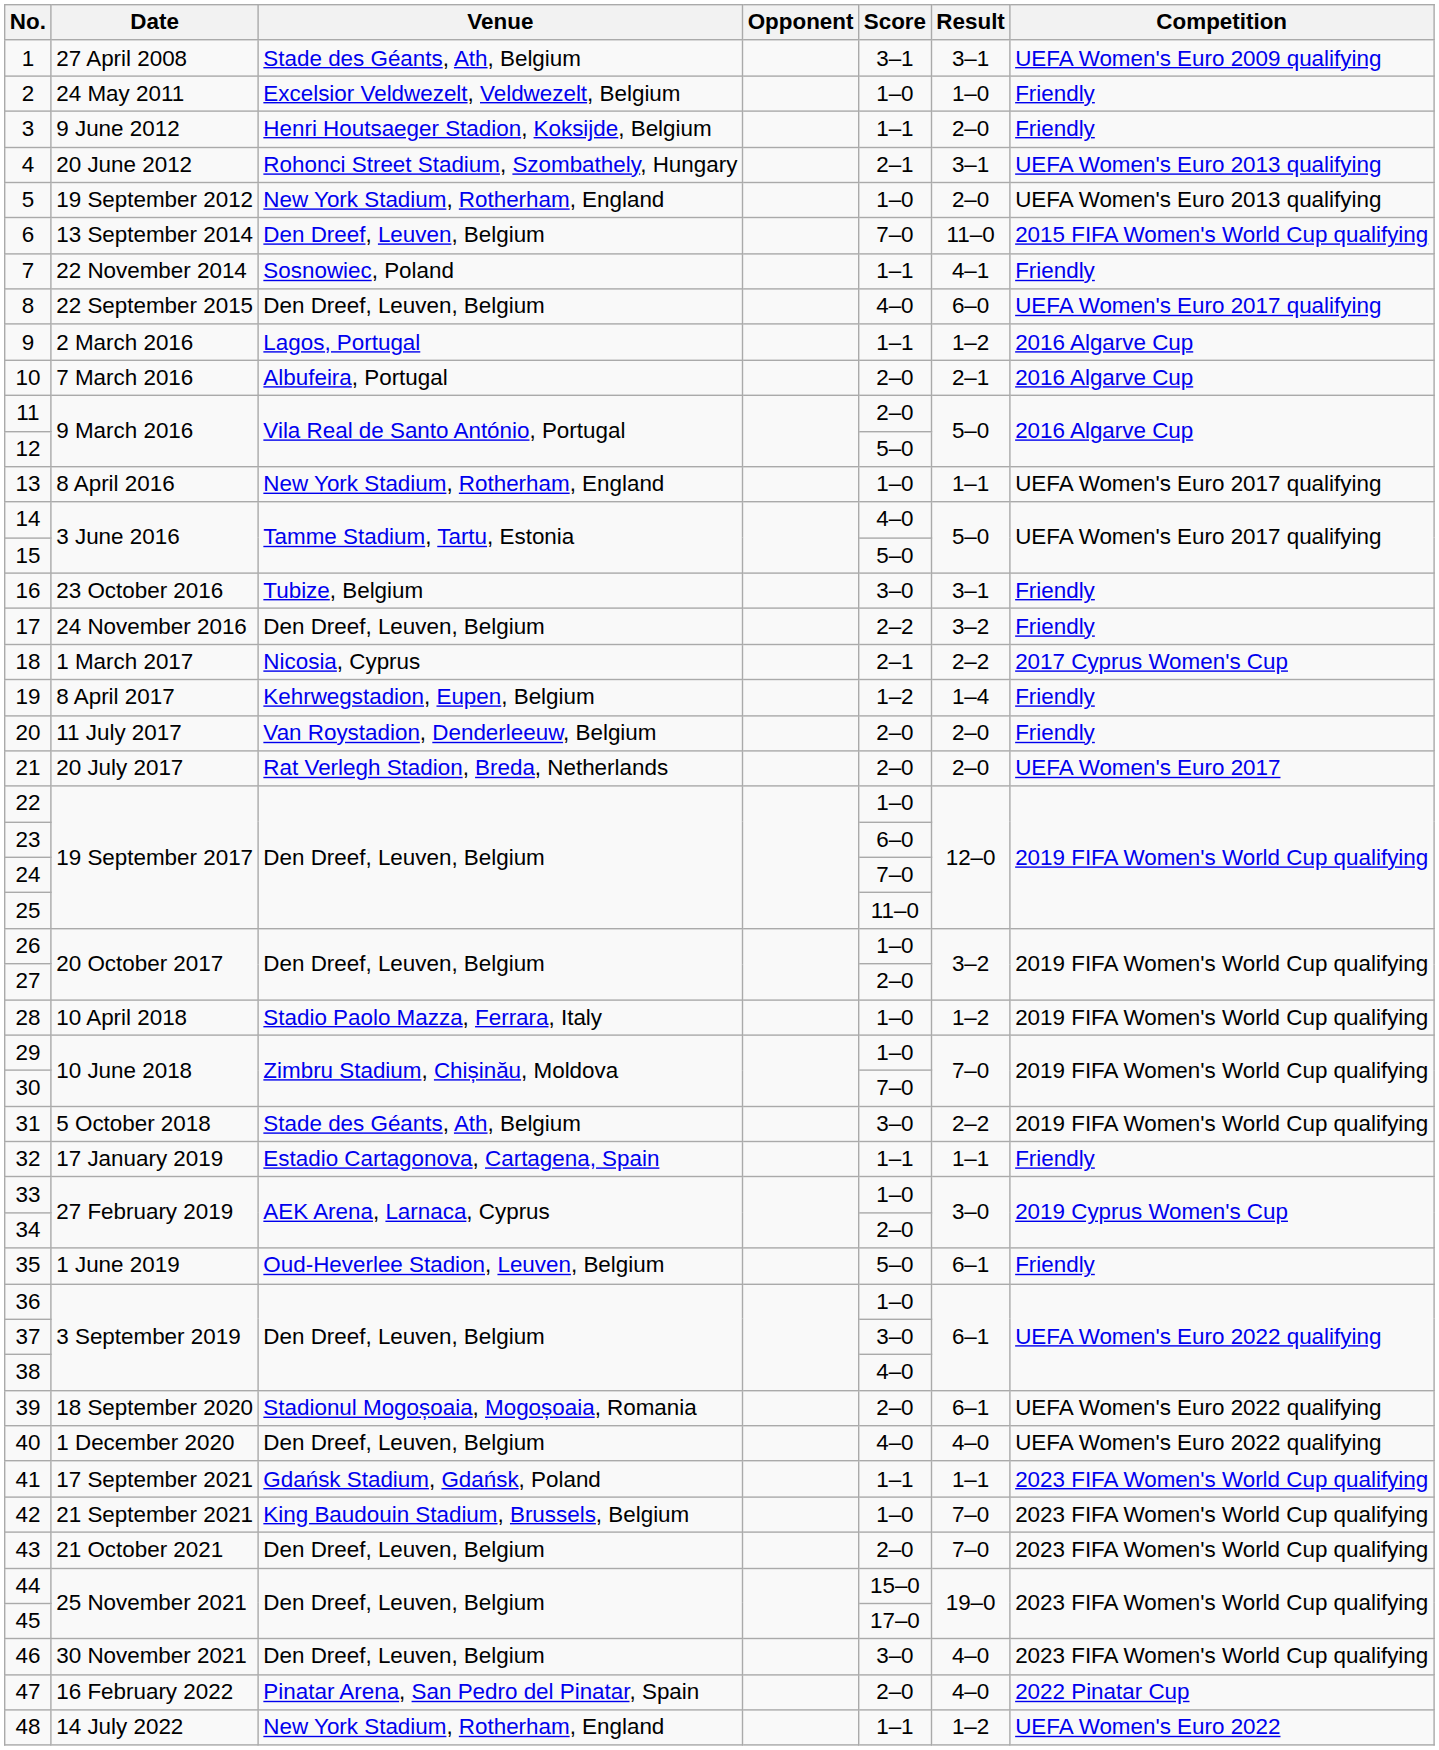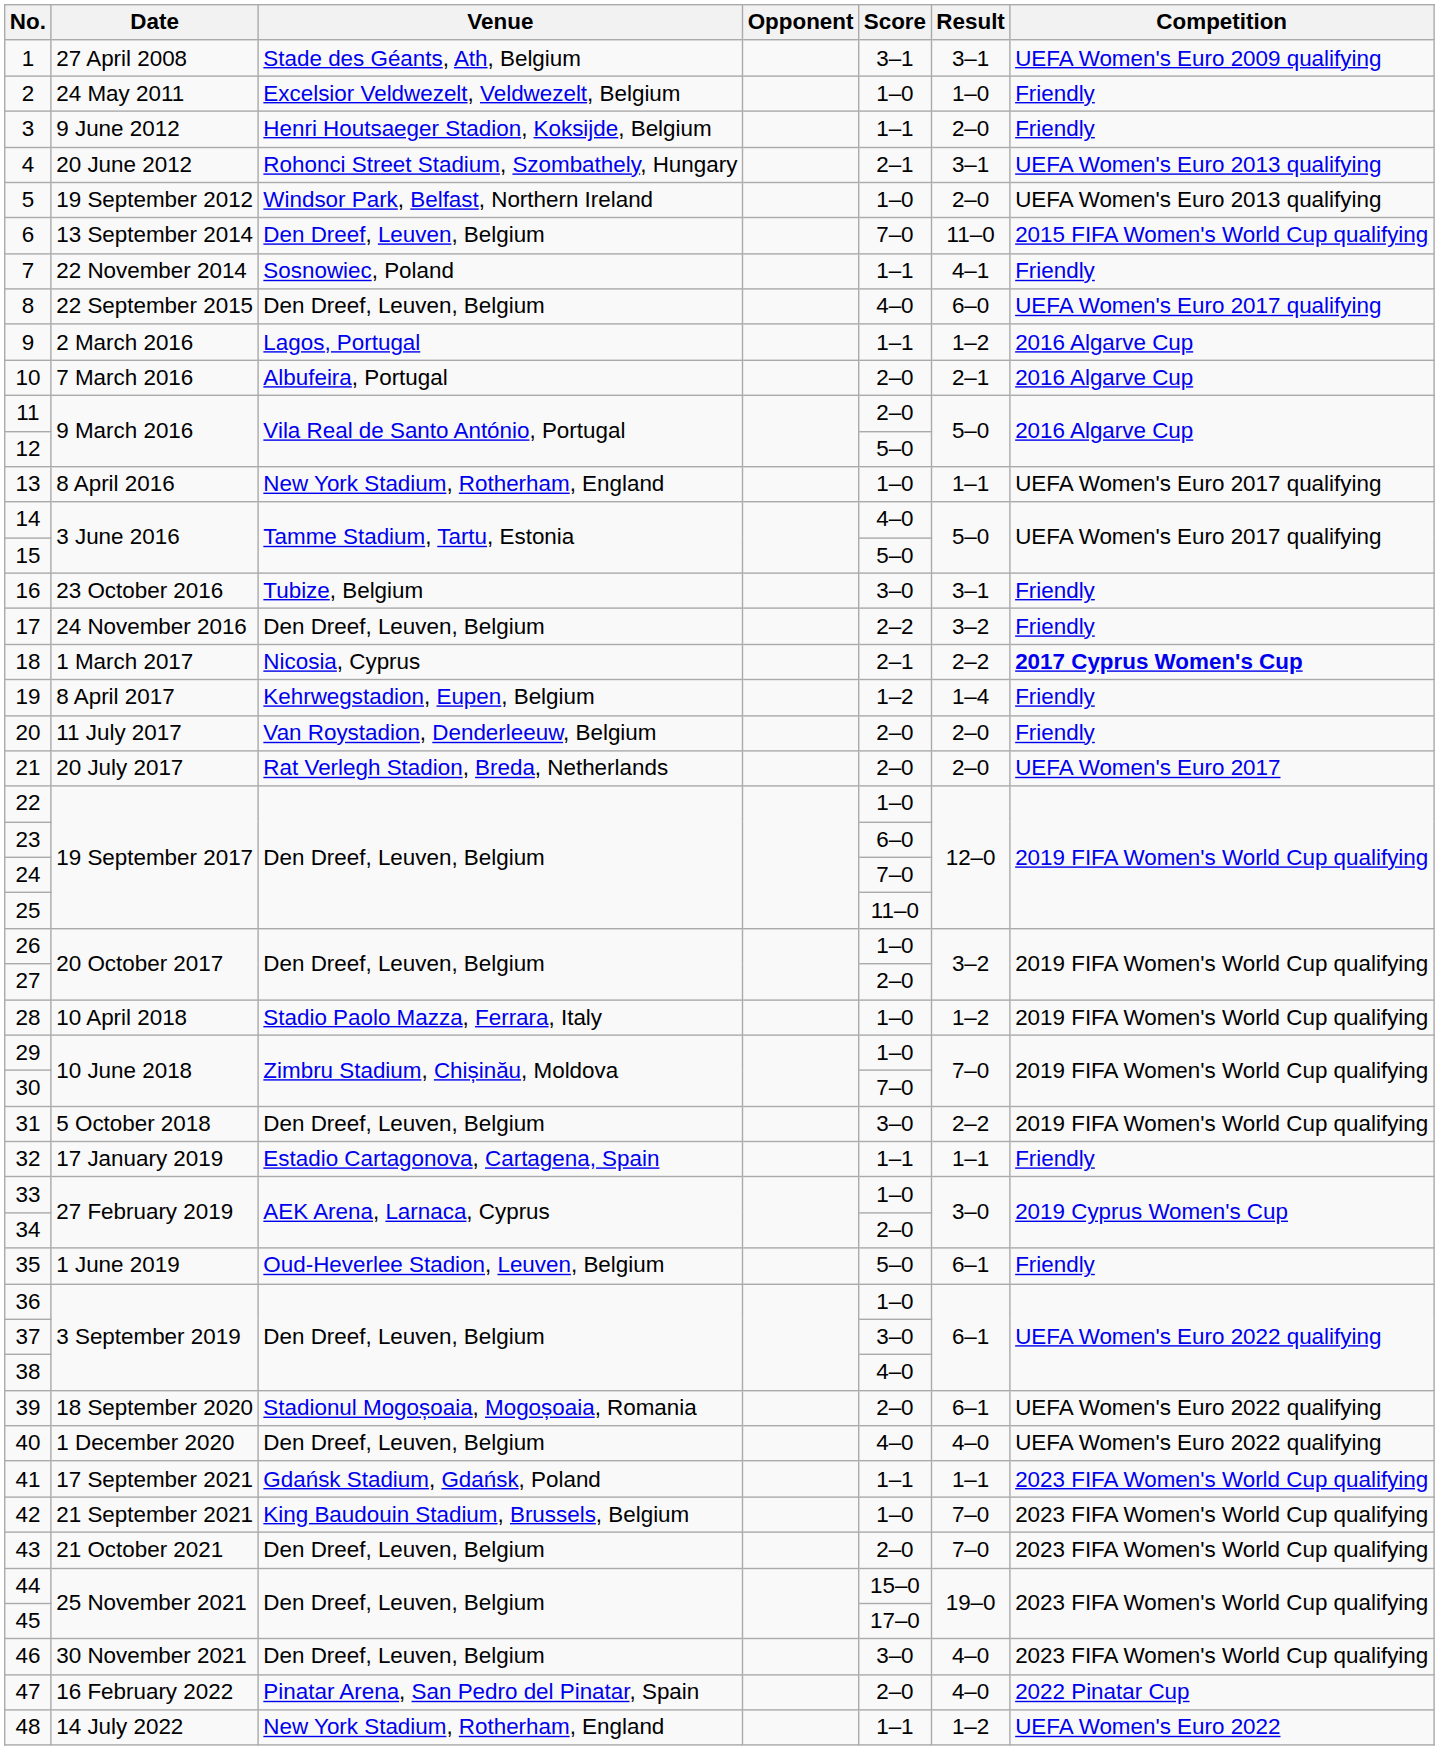(464, 199) New York Stadium, Rotherham, England -> (458, 199) Windsor Park, Belfast, Northern Ireland
(1152, 661) normal -> (1159, 661) bold
(422, 1123) Stade des Géants, Ath, Belgium -> (404, 1123) Den Dreef, Leuven, Belgium
